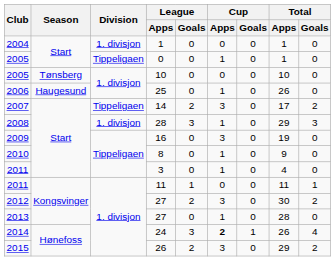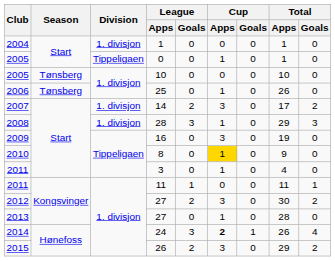(61, 91) Haugesund -> (61, 91) Tønsberg
(118, 106) Tippeligaen -> (118, 106) 1. divisjon
(222, 153) no background -> (222, 153) gold background
